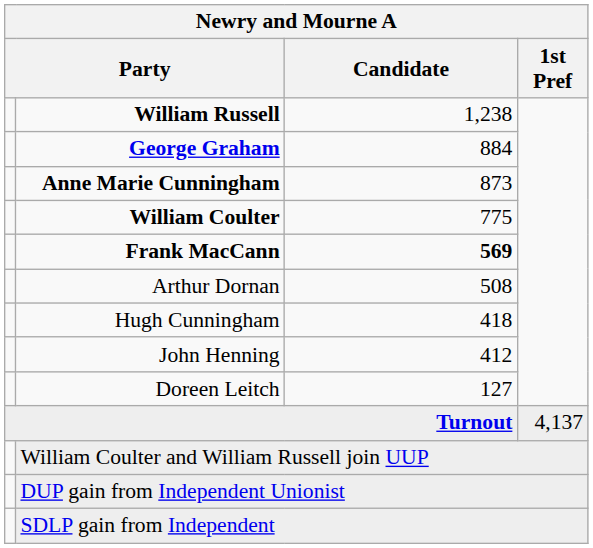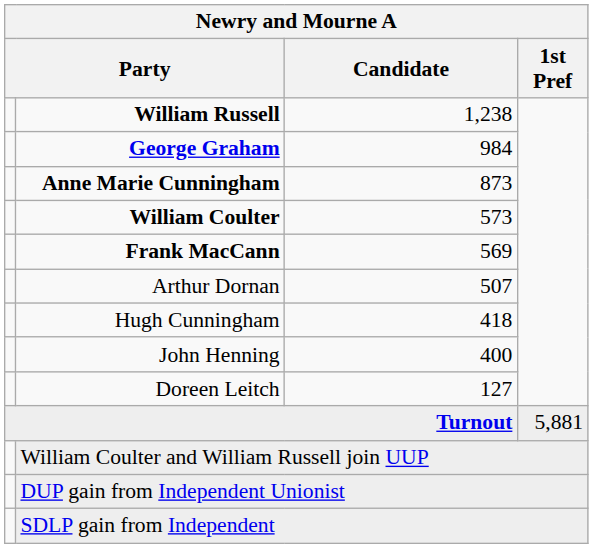(496, 148) 884 -> (496, 148) 984
(496, 217) 775 -> (496, 217) 573
(496, 251) bold -> (496, 251) normal
(496, 285) 508 -> (496, 285) 507
(496, 354) 412 -> (496, 354) 400
(559, 422) 4,137 -> (559, 422) 5,881
